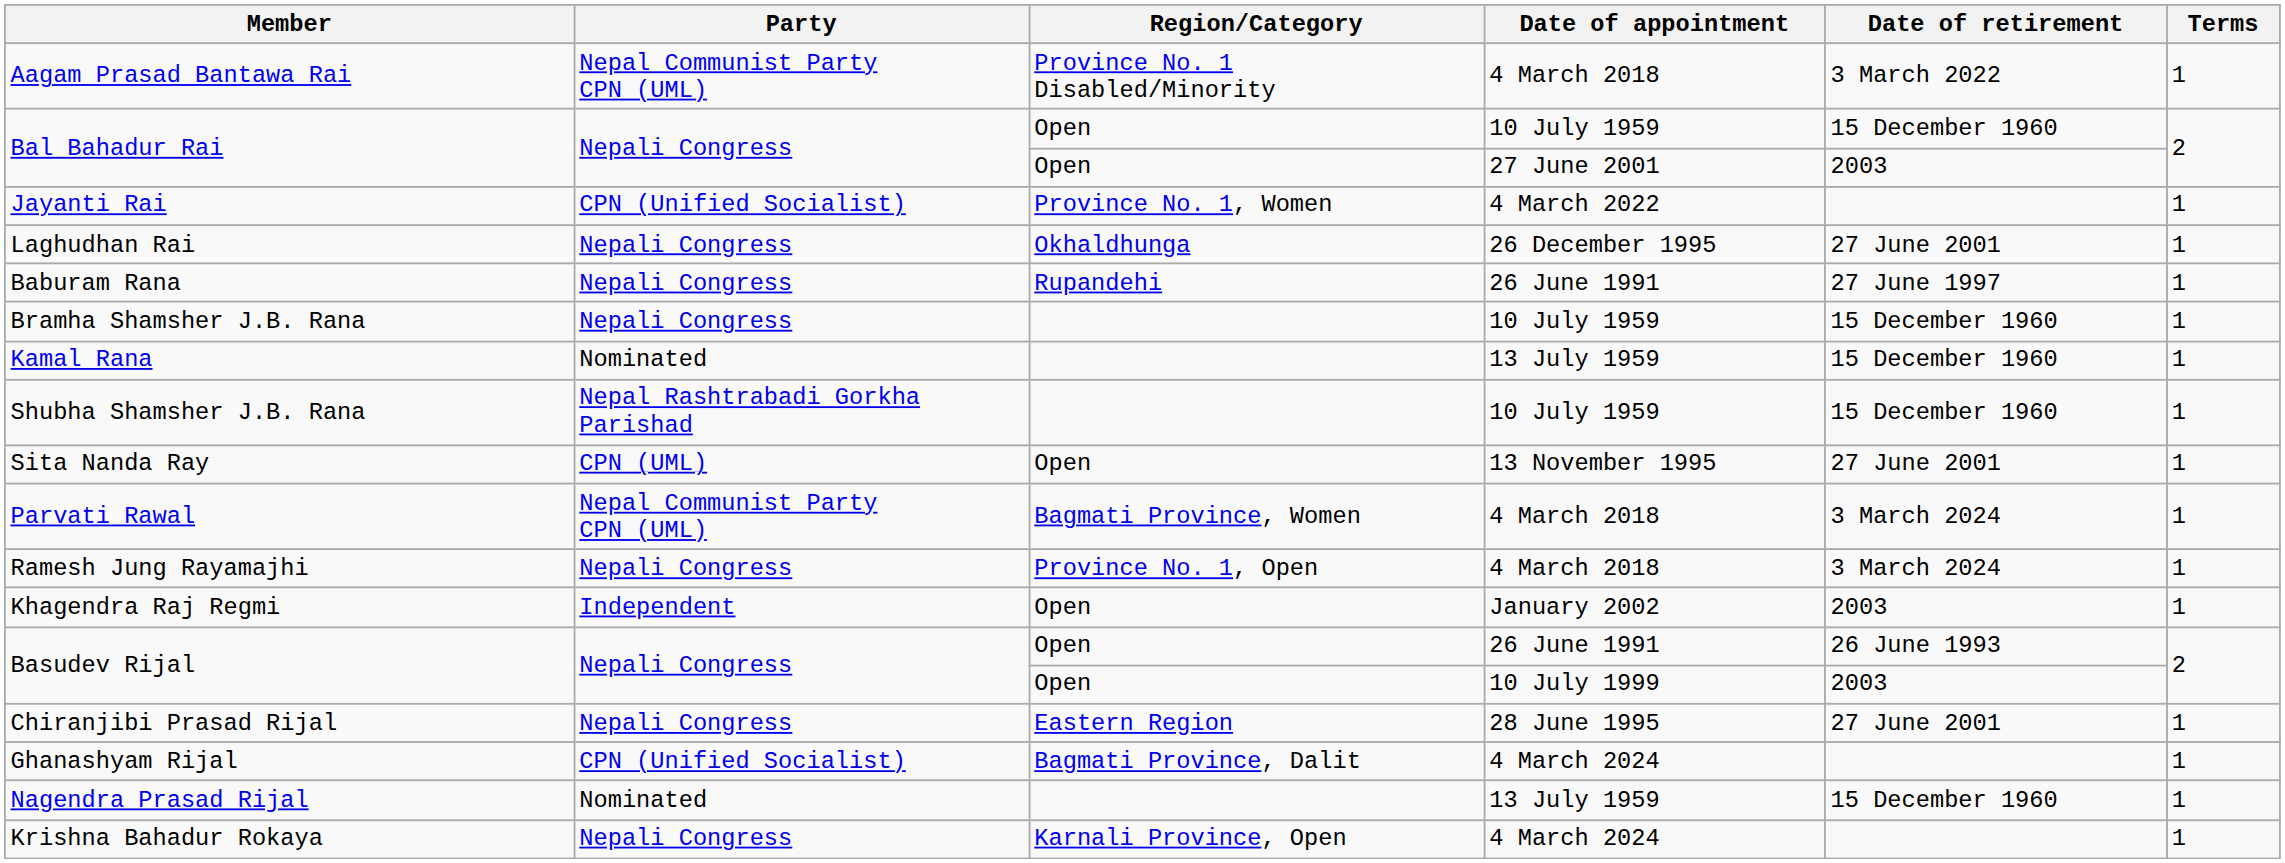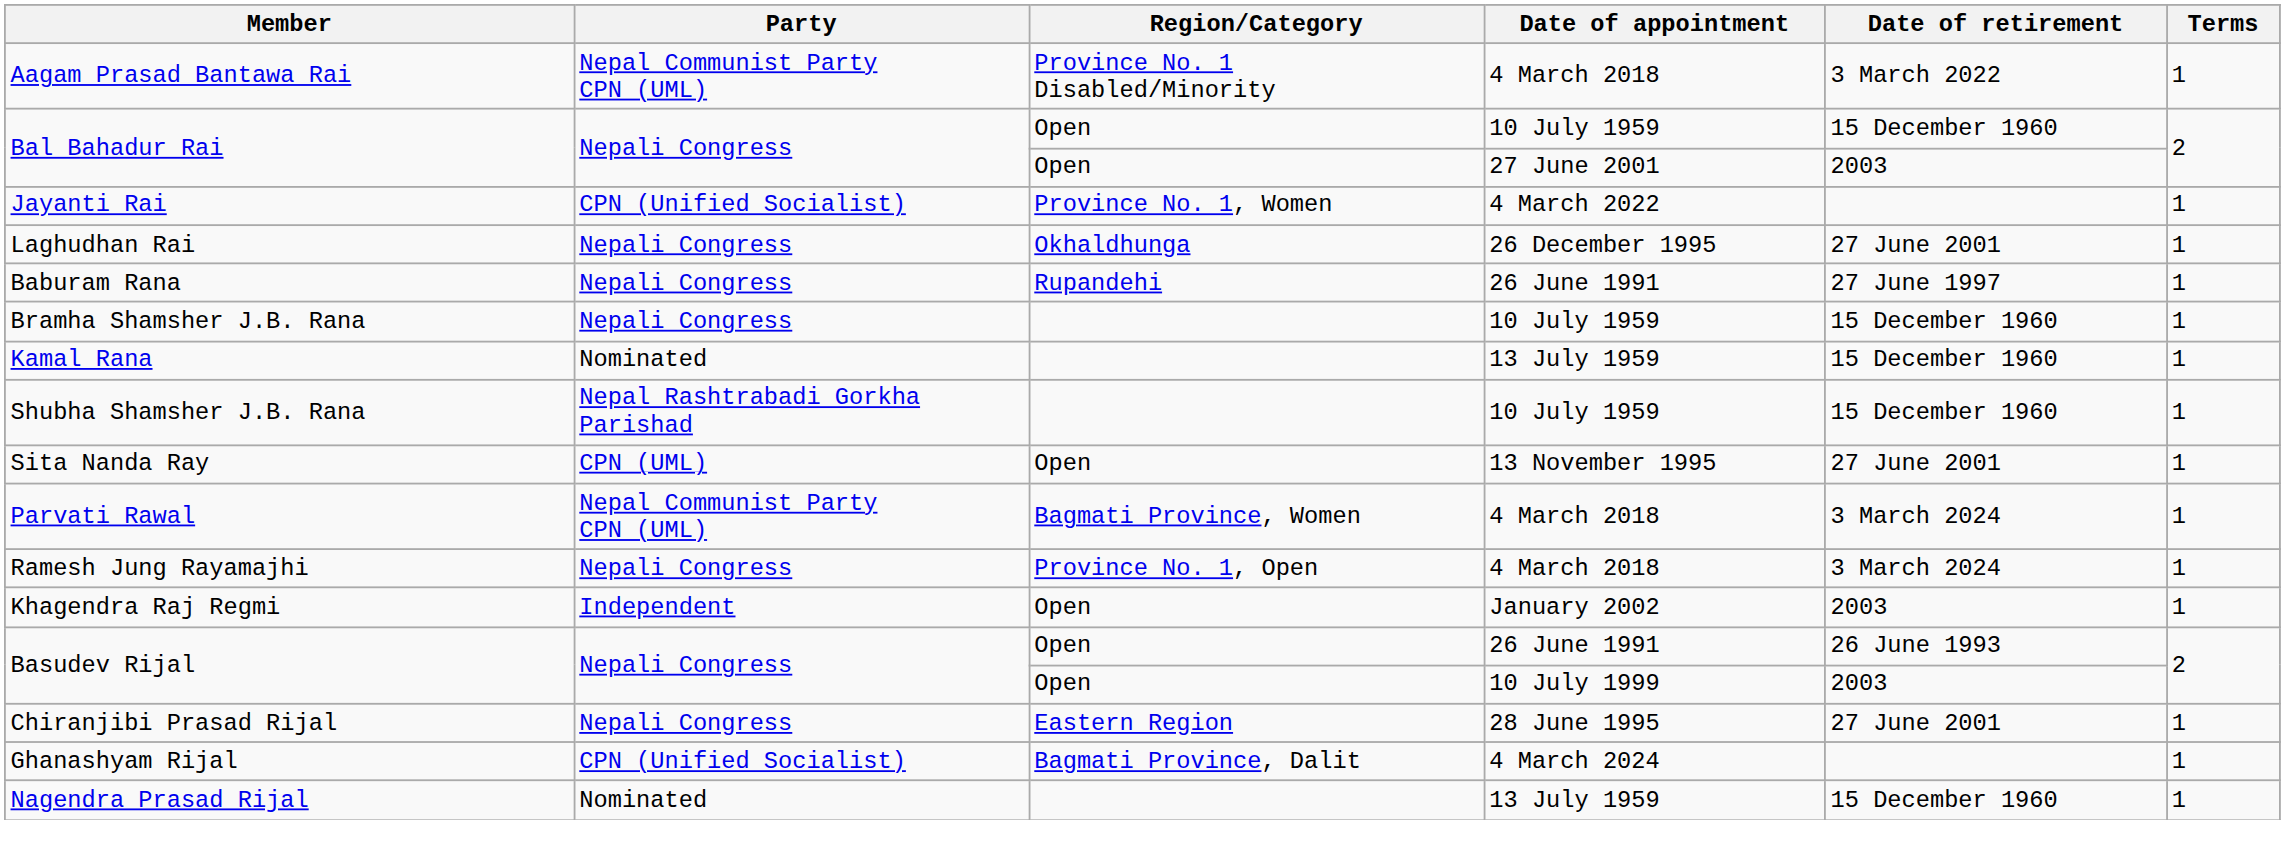- row: (167, 839)
